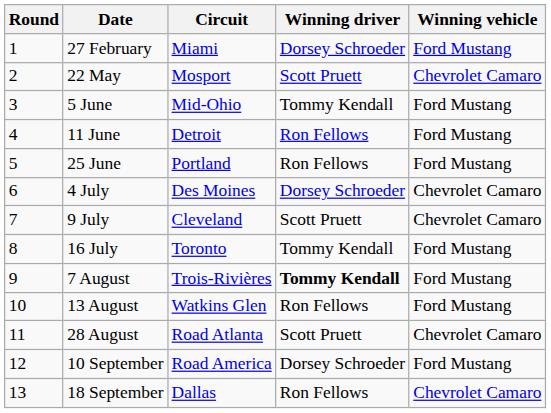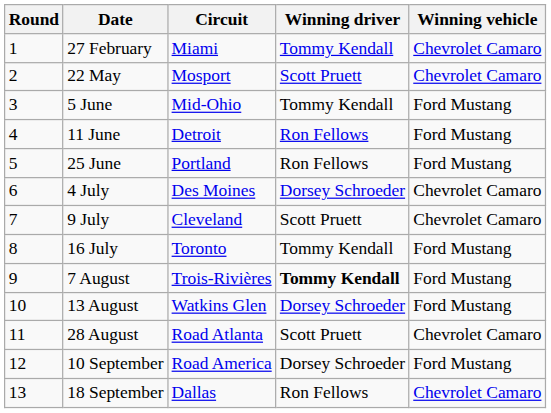(342, 47) Dorsey Schroeder -> (337, 47) Tommy Kendall
(462, 47) Ford Mustang -> (477, 47) Chevrolet Camaro
(324, 306) Ron Fellows -> (342, 306) Dorsey Schroeder
